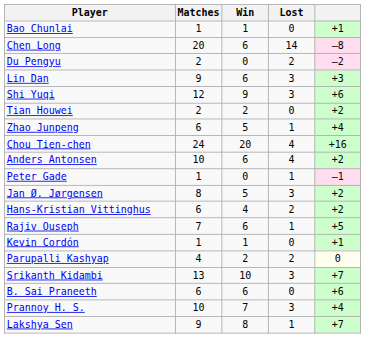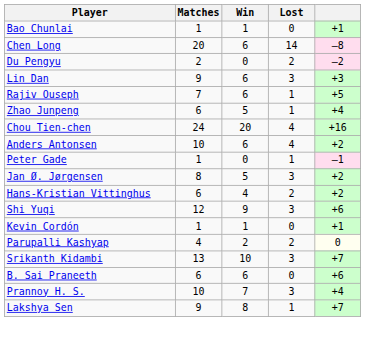rows swapped: (31, 95) <-> (43, 226)
- row: (40, 111)
